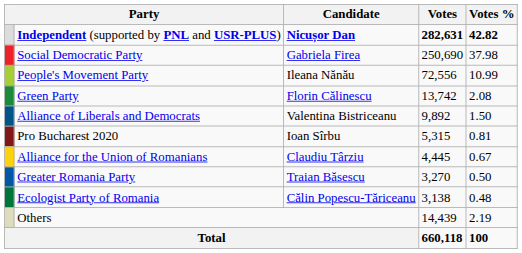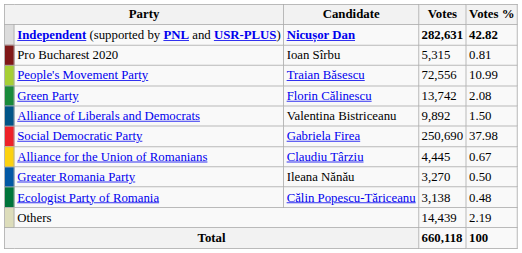rows swapped: (80, 55) <-> (68, 136)
(321, 75) Ileana Nănău -> (326, 75) Traian Băsescu
(326, 177) Traian Băsescu -> (321, 177) Ileana Nănău
